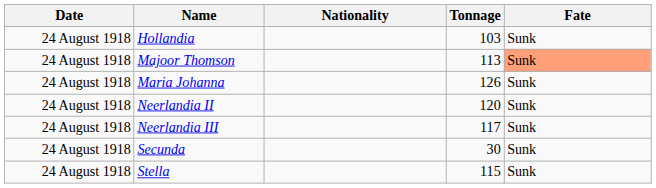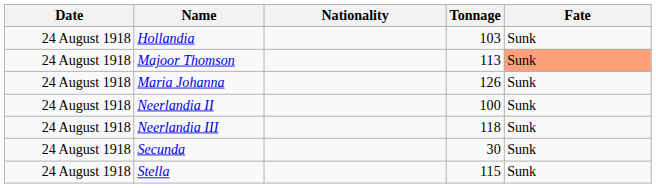(490, 104) 120 -> (490, 104) 100
(490, 127) 117 -> (490, 127) 118
